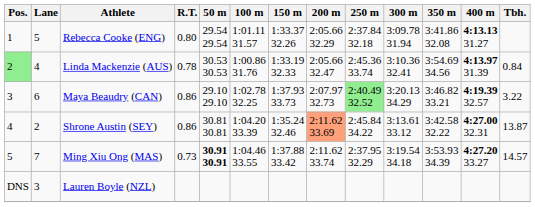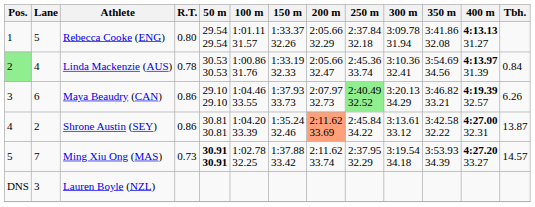(249, 96) 1:02.78 32.25 -> (249, 96) 1:04.46 33.55
(512, 96) 3.22 -> (512, 96) 6.26
(249, 156) 1:04.46 33.55 -> (249, 156) 1:02.78 32.25
